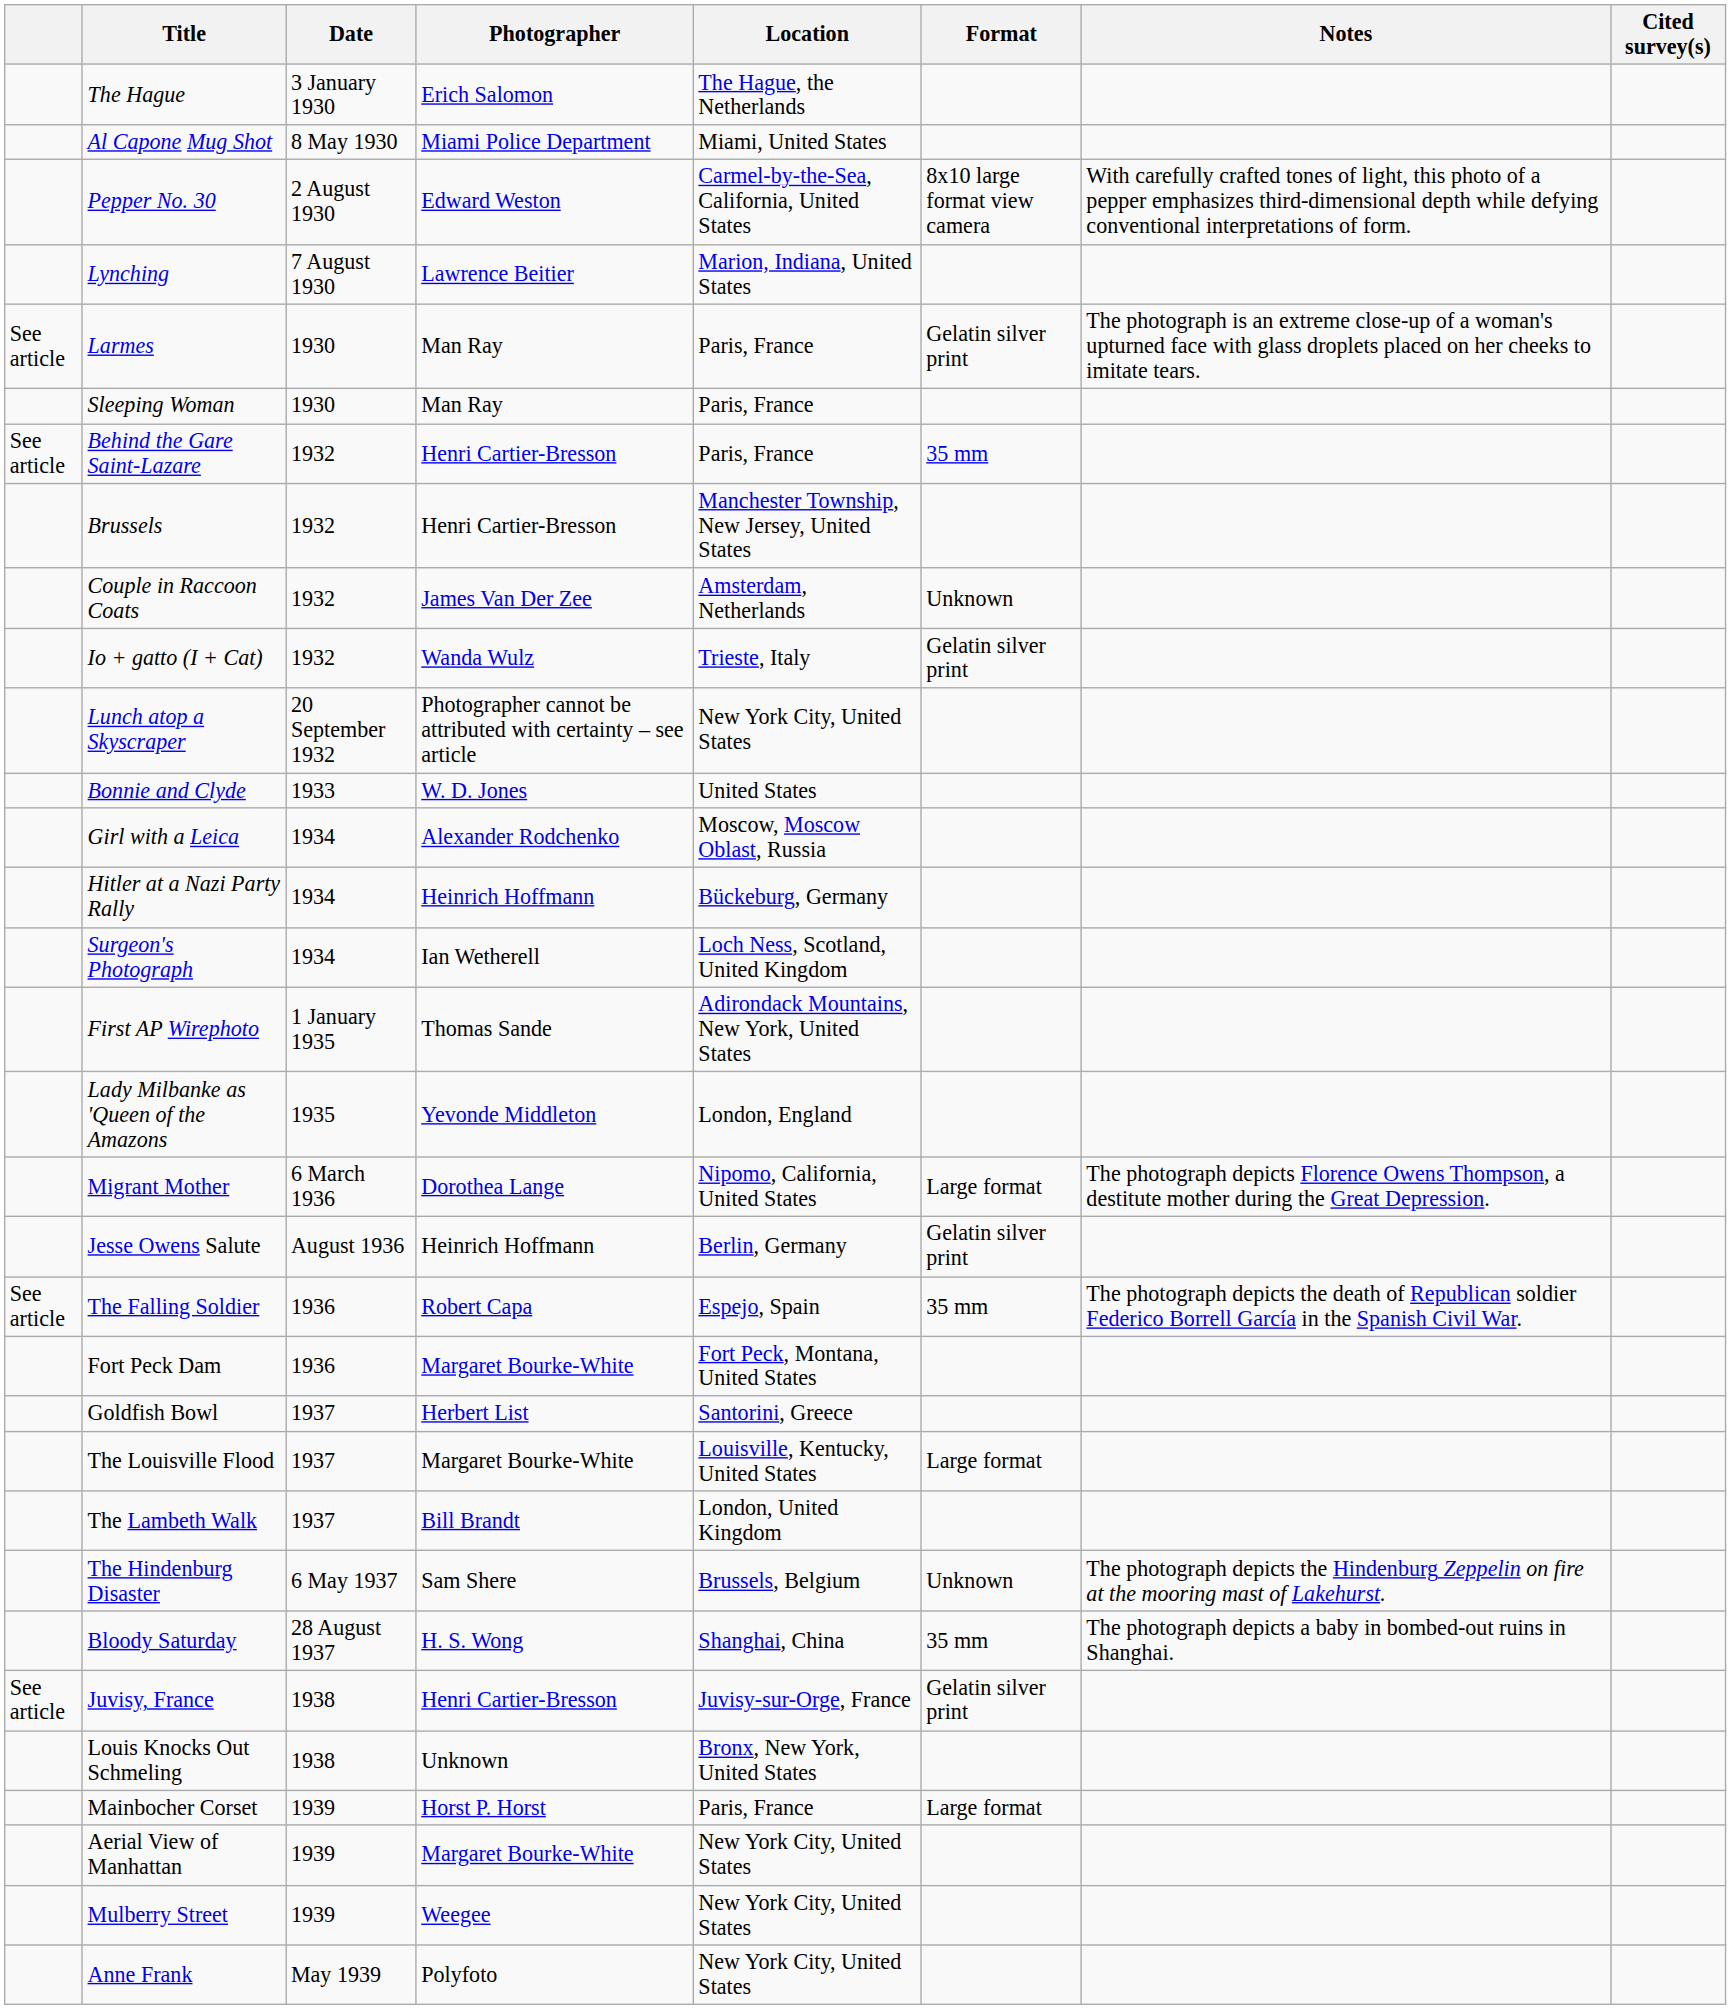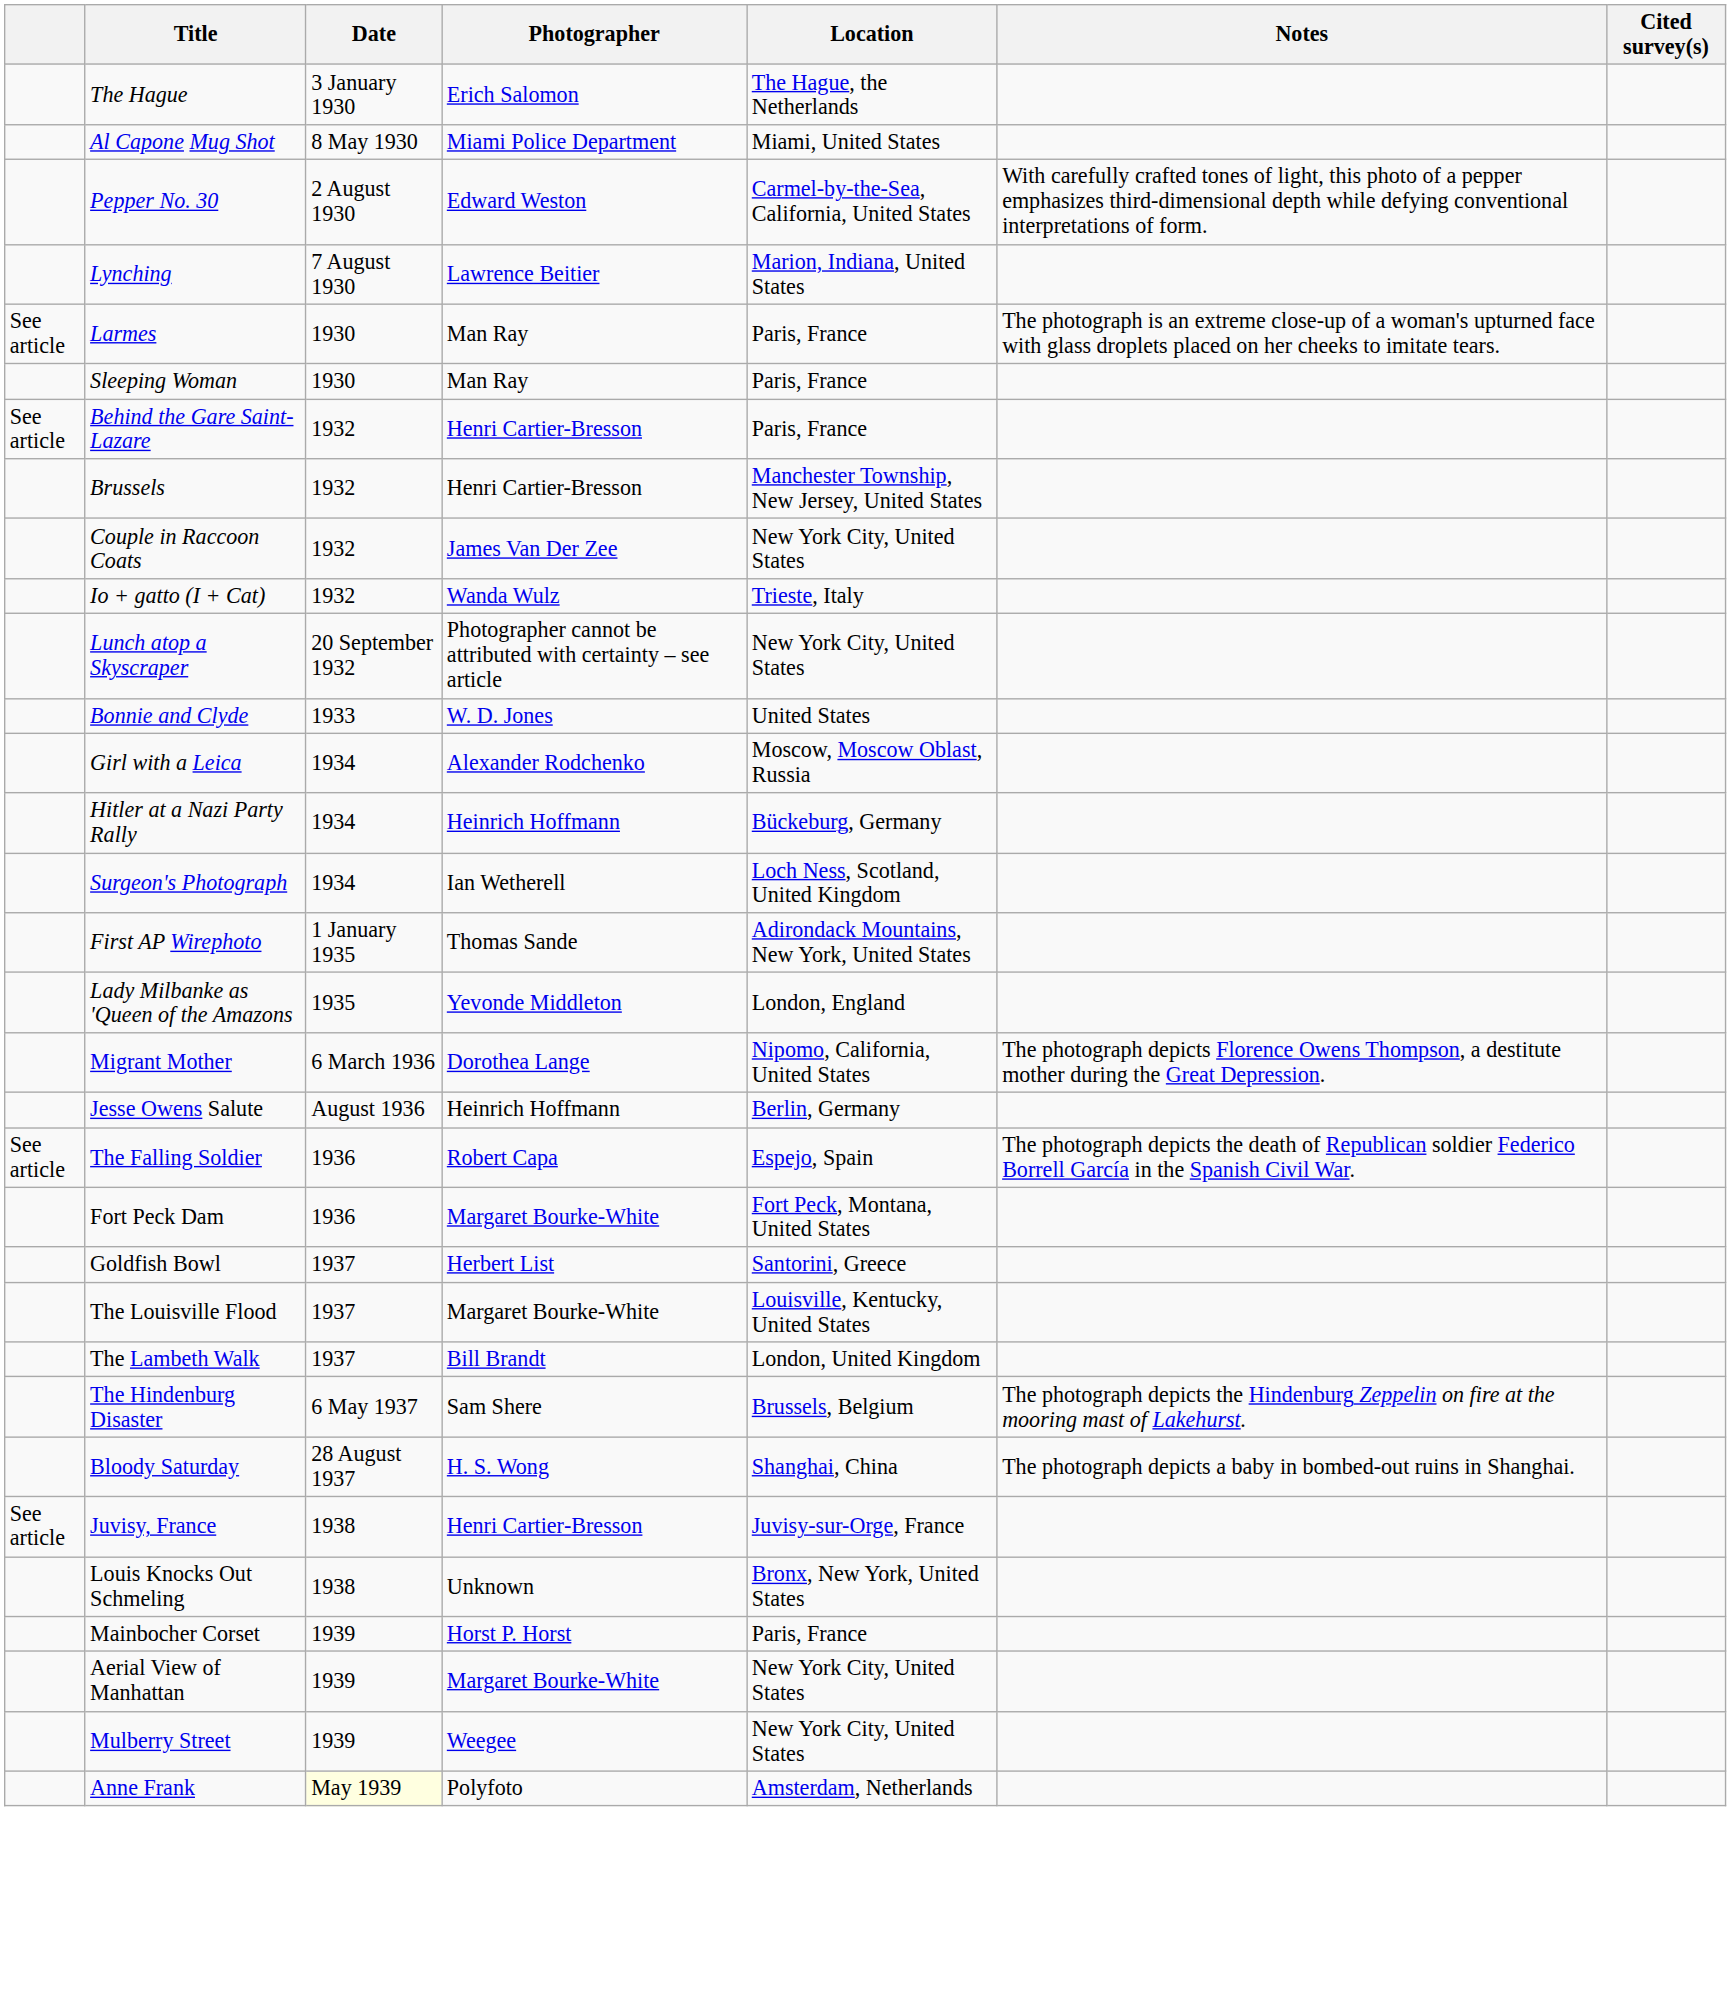- column: (1001, 34)
(753, 597) Amsterdam, Netherlands -> (853, 548) New York City, United States
(336, 1974) no background -> (356, 1788) lightyellow background
(800, 1974) New York City, United States -> (862, 1788) Amsterdam, Netherlands
